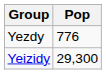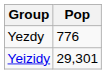(77, 58) 29,300 -> (77, 58) 29,301
